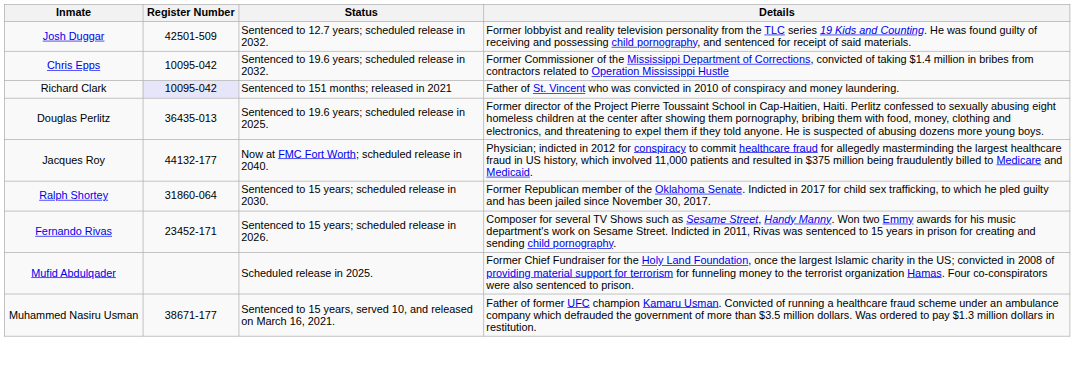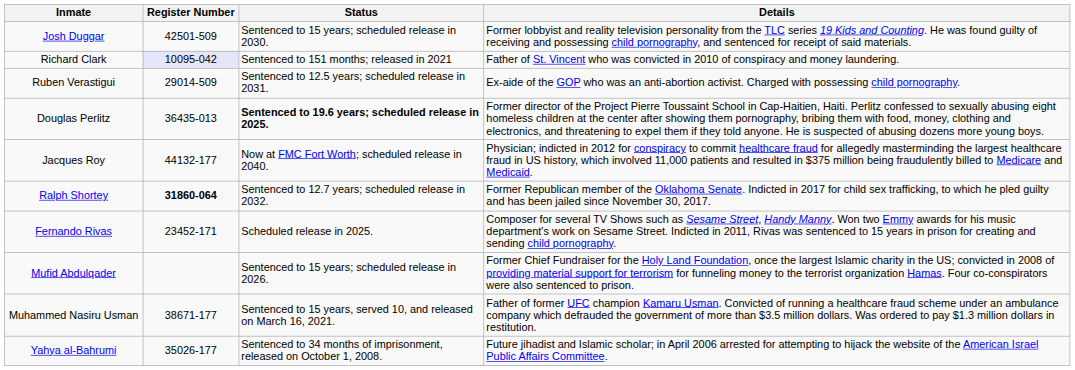(353, 36) Sentenced to 12.7 years; scheduled release in 2032. -> (349, 36) Sentenced to 15 years; scheduled release in 2030.
- row: (74, 65)
+ row: (74, 83)
(353, 118) normal -> (360, 118) bold
(191, 196) normal -> (191, 196) bold
(349, 196) Sentenced to 15 years; scheduled release in 2030. -> (353, 196) Sentenced to 12.7 years; scheduled release in 2032.
(349, 231) Sentenced to 15 years; scheduled release in 2026. -> (307, 231) Scheduled release in 2025.
(307, 273) Scheduled release in 2025. -> (349, 273) Sentenced to 15 years; scheduled release in 2026.
+ row: (74, 350)
